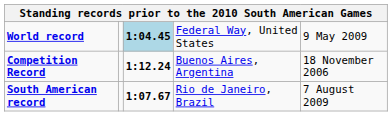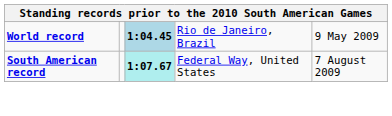(237, 37) Federal Way, United States -> (225, 37) Rio de Janeiro, Brazil
- row: (42, 66)
(148, 96) no background -> (150, 66) paleturquoise background
(224, 96) Rio de Janeiro, Brazil -> (238, 66) Federal Way, United States
